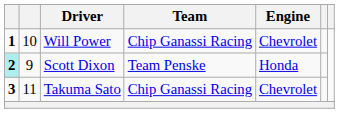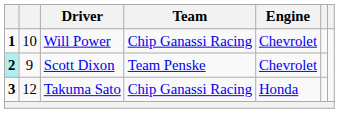(279, 65) Honda -> (288, 65) Chevrolet
(29, 89) 11 -> (29, 89) 12
(288, 89) Chevrolet -> (279, 89) Honda
